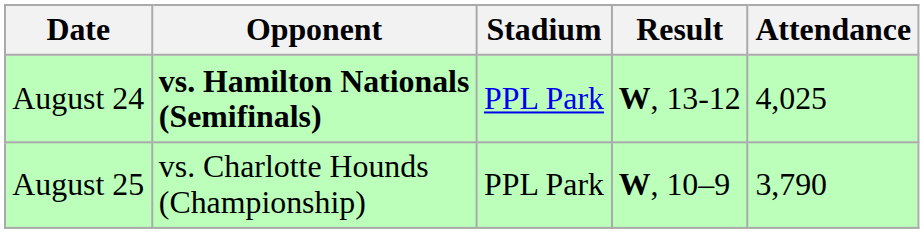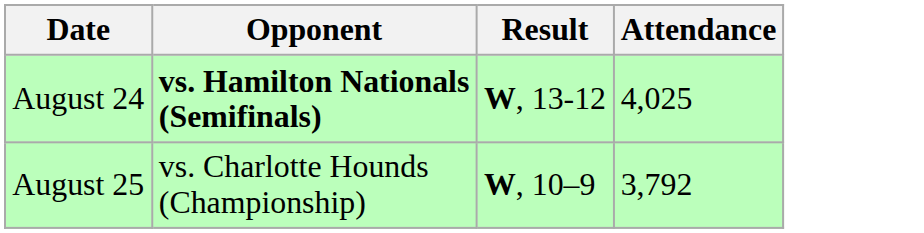- column: (544, 29)
(791, 184) 3,790 -> (657, 184) 3,792
